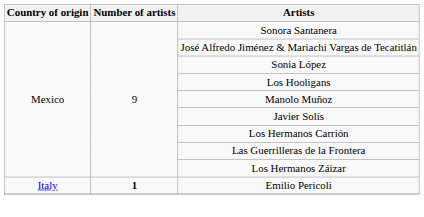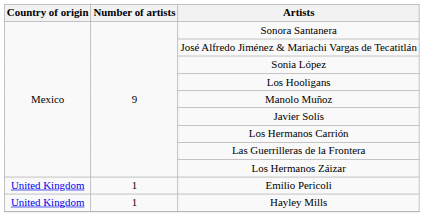(48, 185) Italy -> (48, 185) United Kingdom
(134, 185) bold -> (134, 185) normal
+ row: (299, 202)
